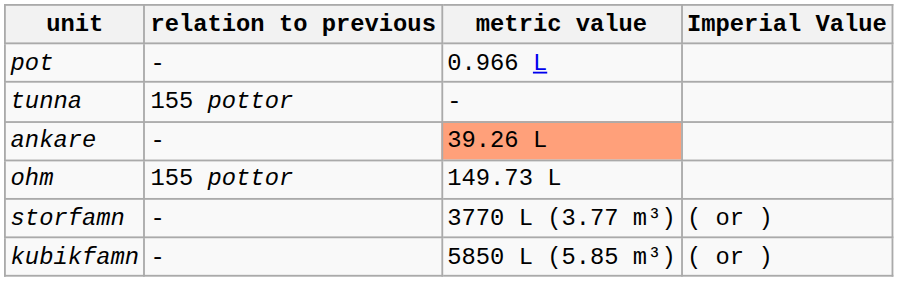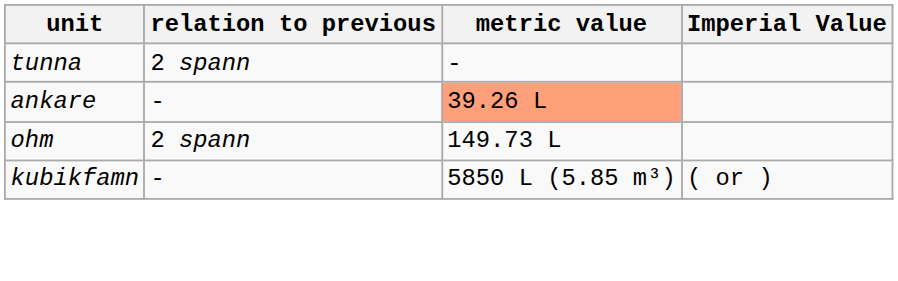- row: (32, 63)
(222, 102) 155 pottor -> (200, 63) 2 spann
(222, 179) 155 pottor -> (200, 141) 2 spann
- row: (68, 218)
